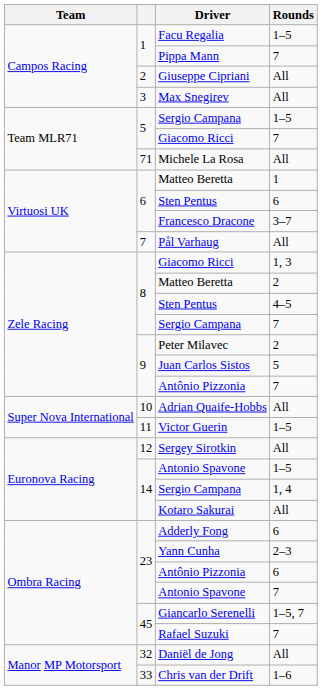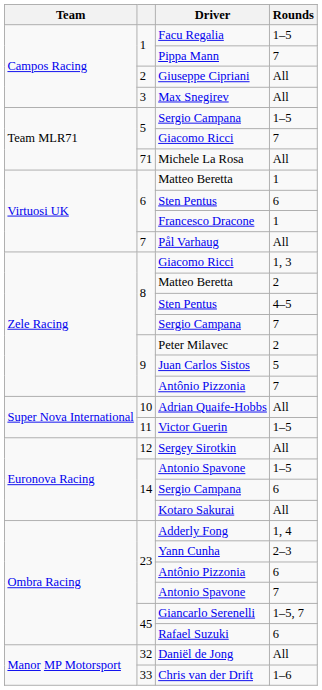(282, 220) 3–7 -> (276, 220) 1
(282, 489) 1, 4 -> (276, 489) 6
(276, 530) 6 -> (282, 530) 1, 4
(276, 633) 7 -> (276, 633) 6
